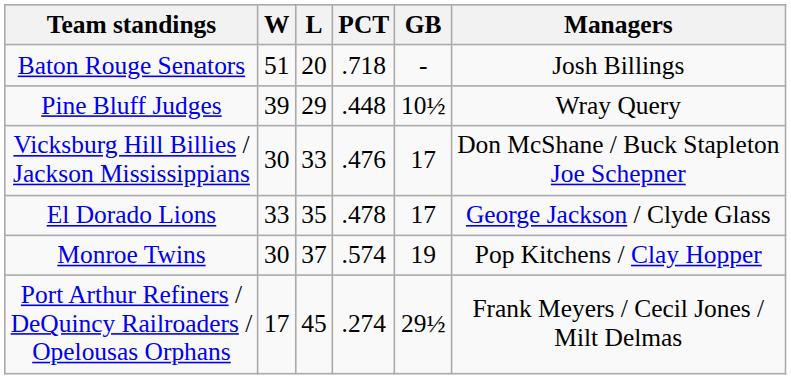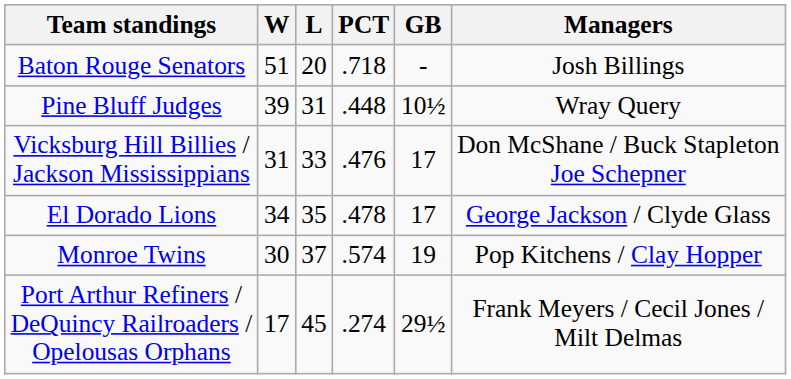(314, 105) 29 -> (314, 105) 31
(277, 160) 30 -> (277, 160) 31
(277, 214) 33 -> (277, 214) 34
